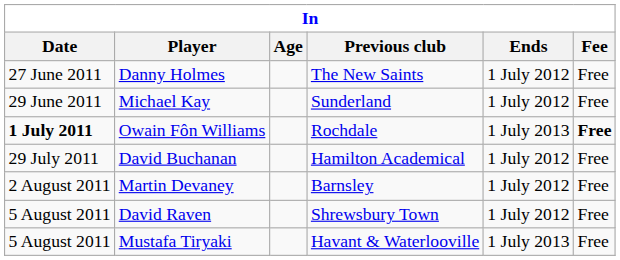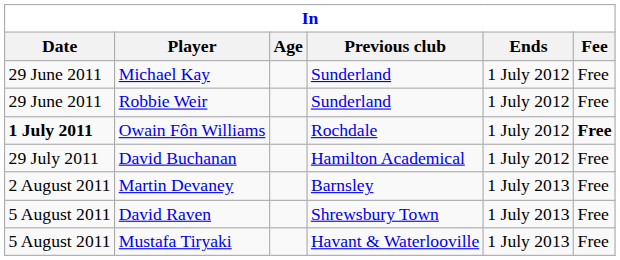- row: (172, 74)
+ row: (163, 102)
(528, 130) 1 July 2013 -> (528, 130) 1 July 2012
(528, 185) 1 July 2012 -> (528, 185) 1 July 2013
(528, 213) 1 July 2012 -> (528, 213) 1 July 2013
